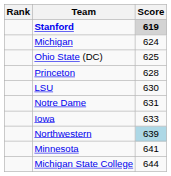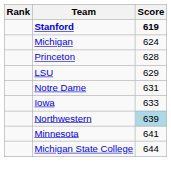(151, 27) lightgrey background -> (151, 27) no background
- row: (69, 57)
(151, 88) 630 -> (151, 73) 629
